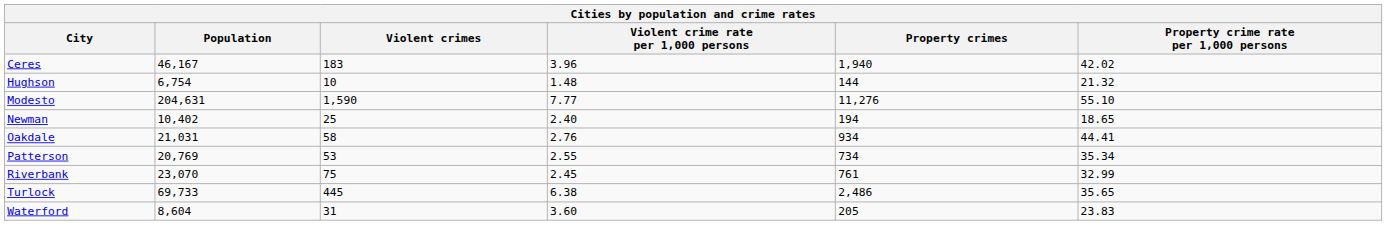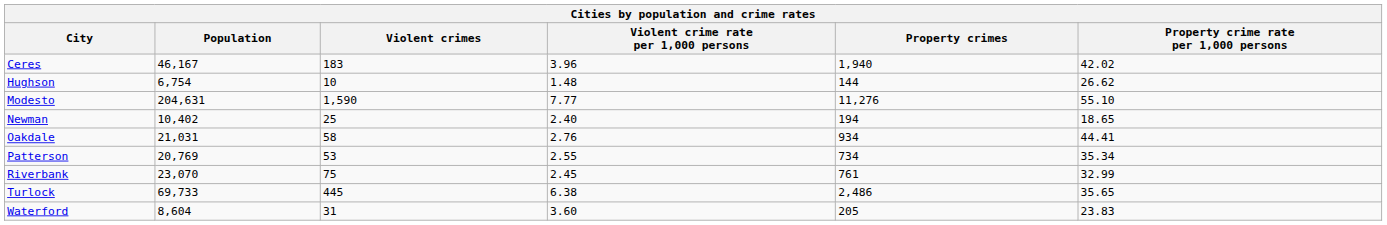(1098, 82) 21.32 -> (1098, 82) 26.62
